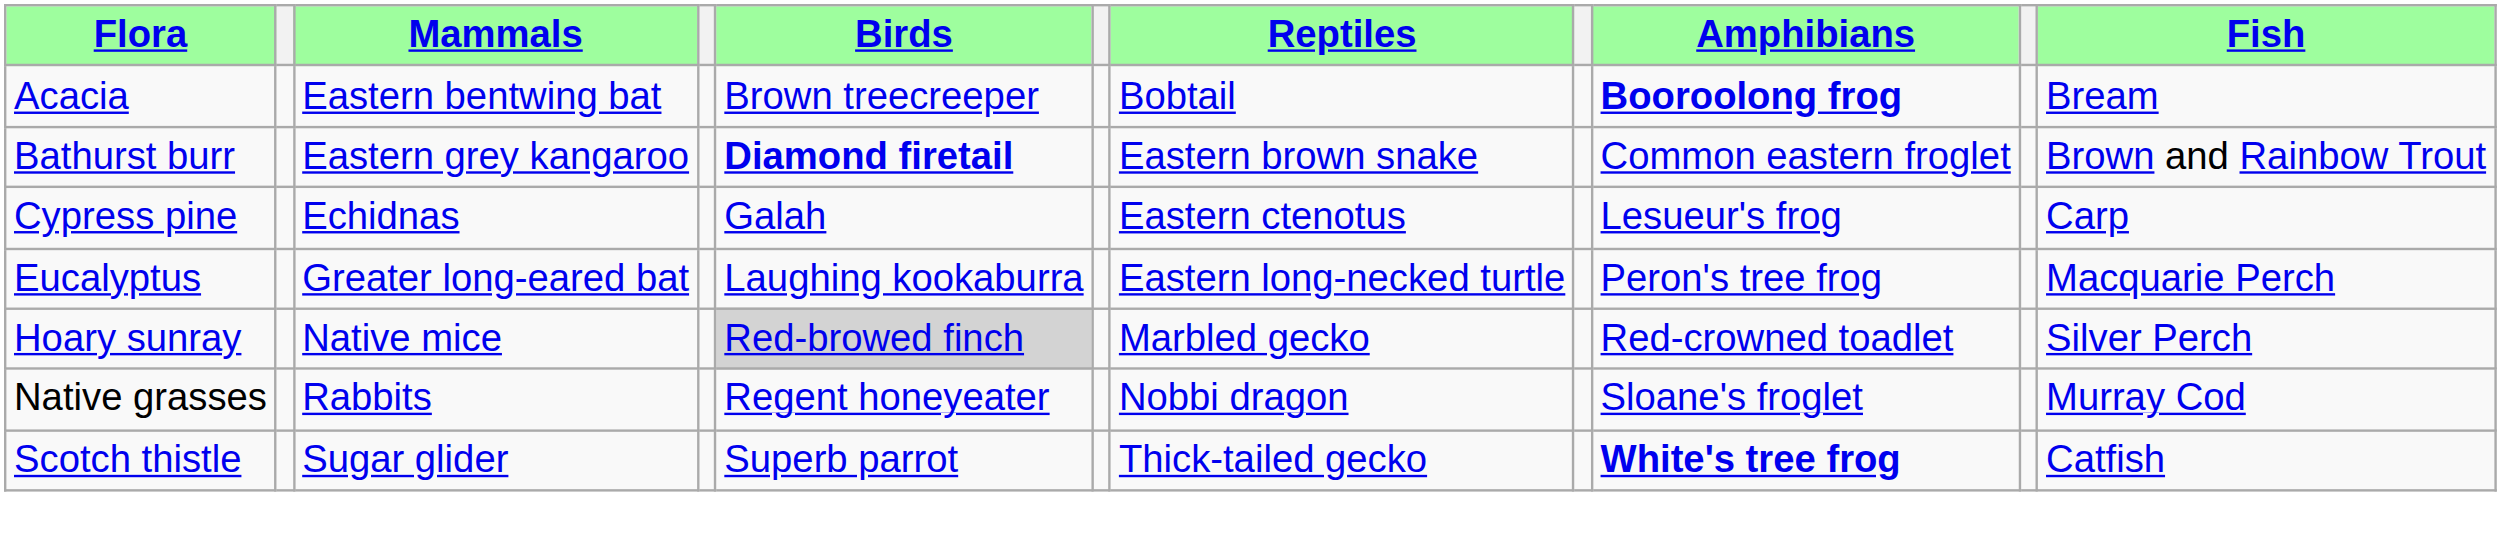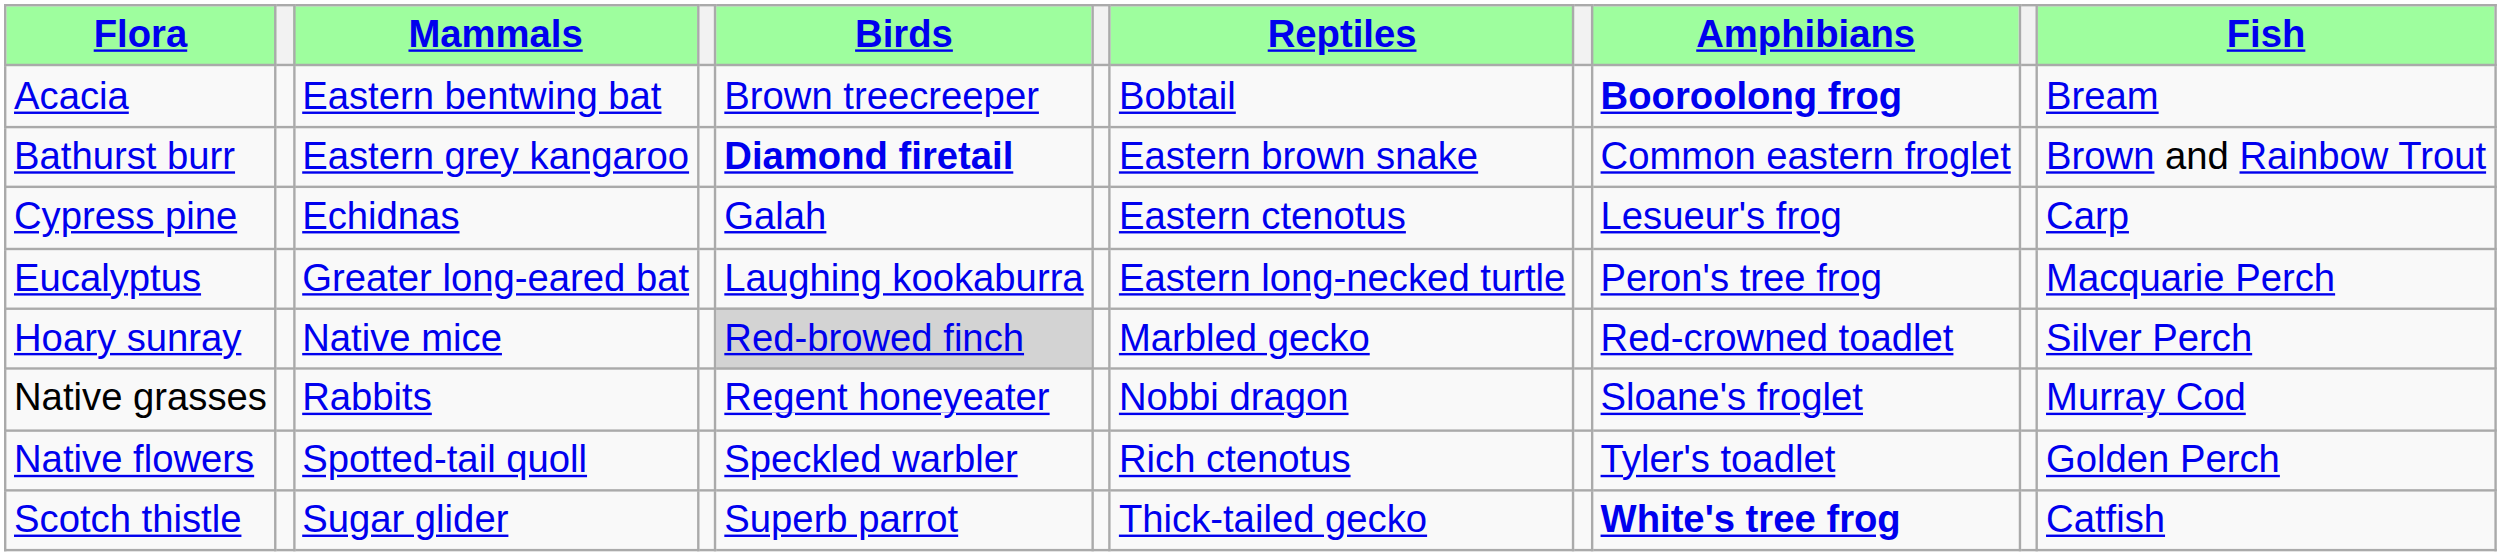+ row: (134, 459)
